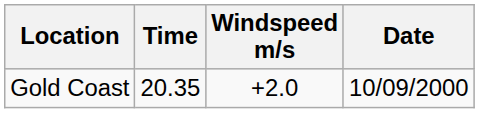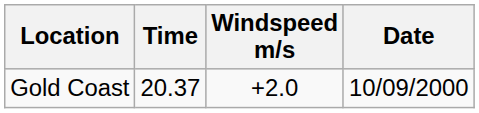(170, 88) 20.35 -> (170, 88) 20.37
